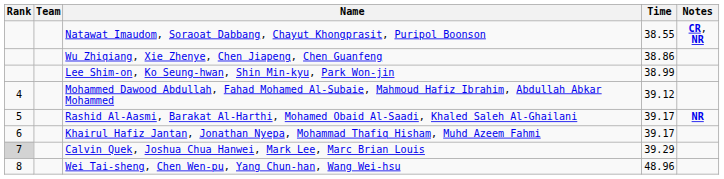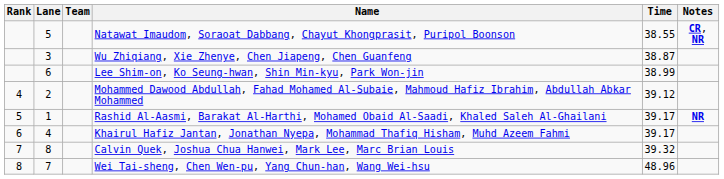+ column: (48, 13)
(659, 57) 38.86 -> (660, 57) 38.87
(19, 150) lightgrey background -> (19, 150) no background
(659, 150) 39.29 -> (660, 150) 39.32
